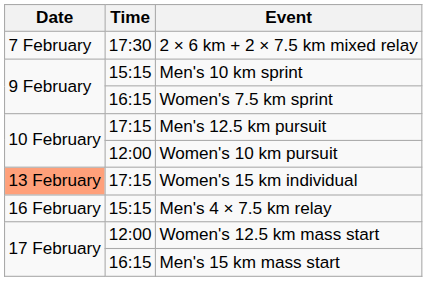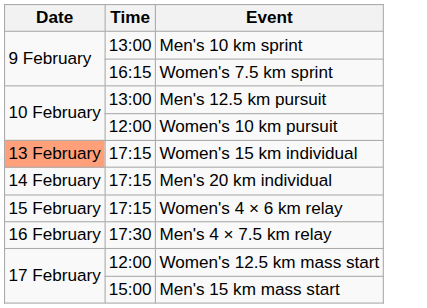- row: (289, 45)
(130, 72) 15:15 -> (130, 45) 13:00
(130, 126) 17:15 -> (130, 99) 13:00
+ row: (246, 180)
+ row: (251, 208)
(130, 208) 15:15 -> (130, 235) 17:30
(130, 262) 16:15 -> (130, 289) 15:00
